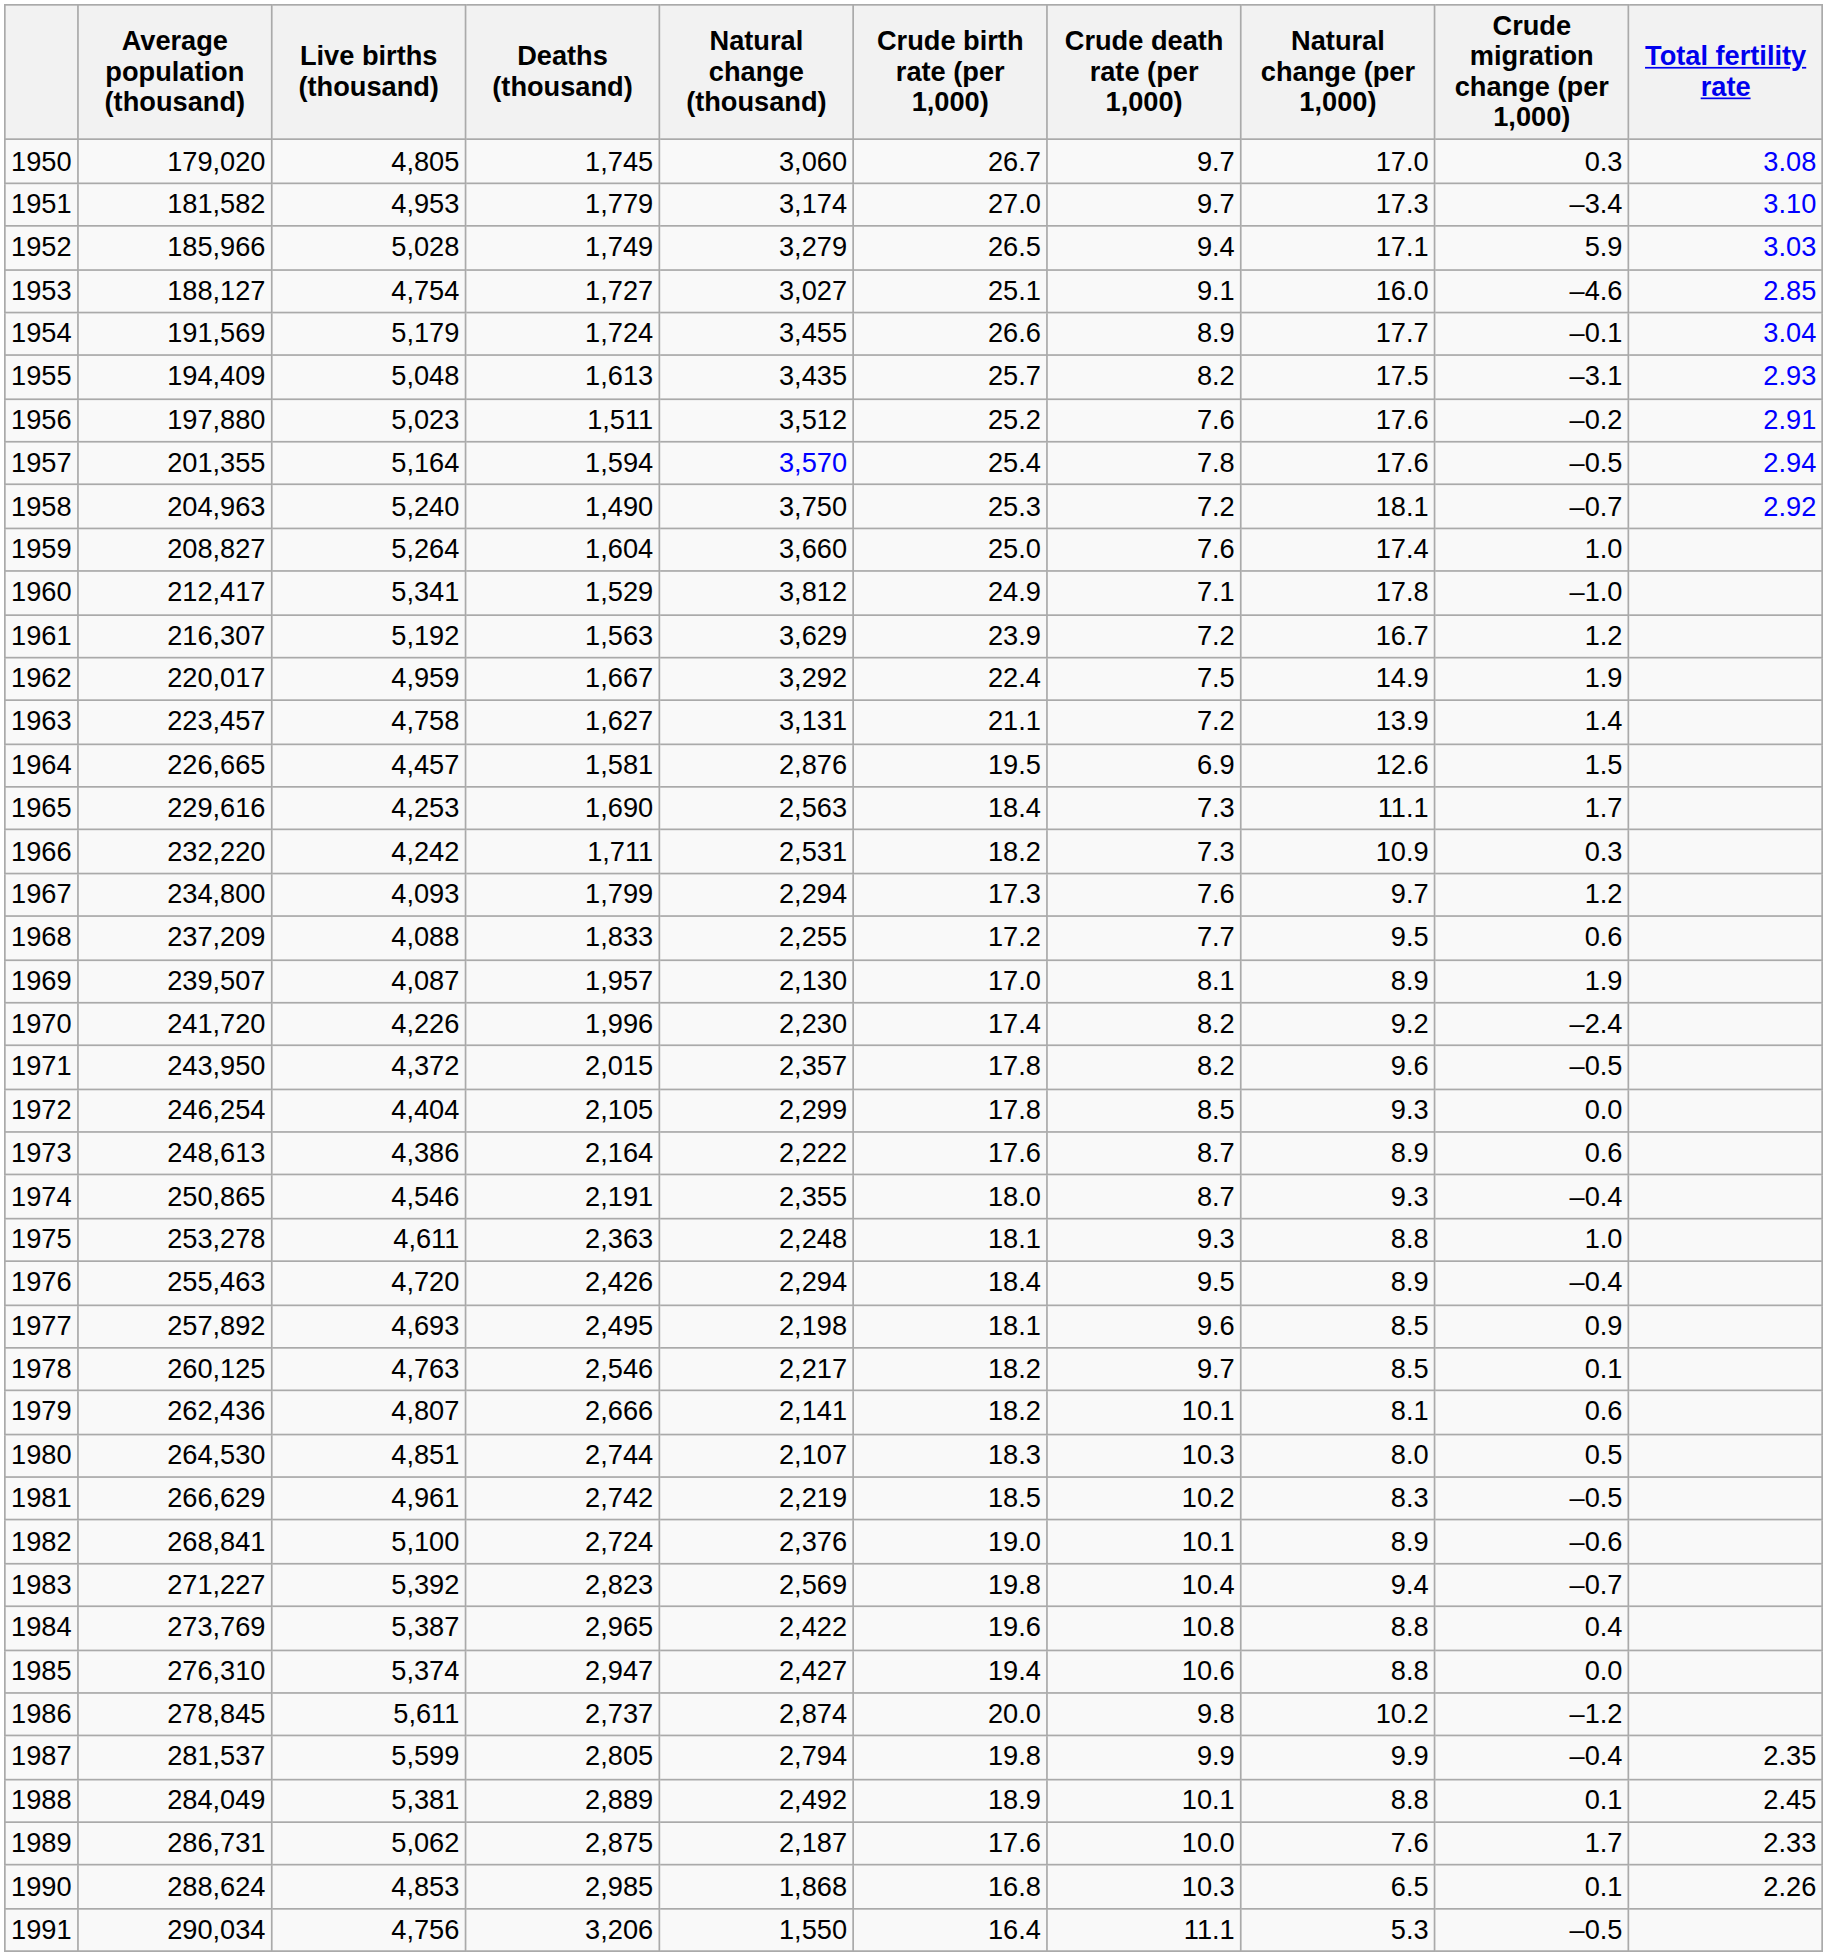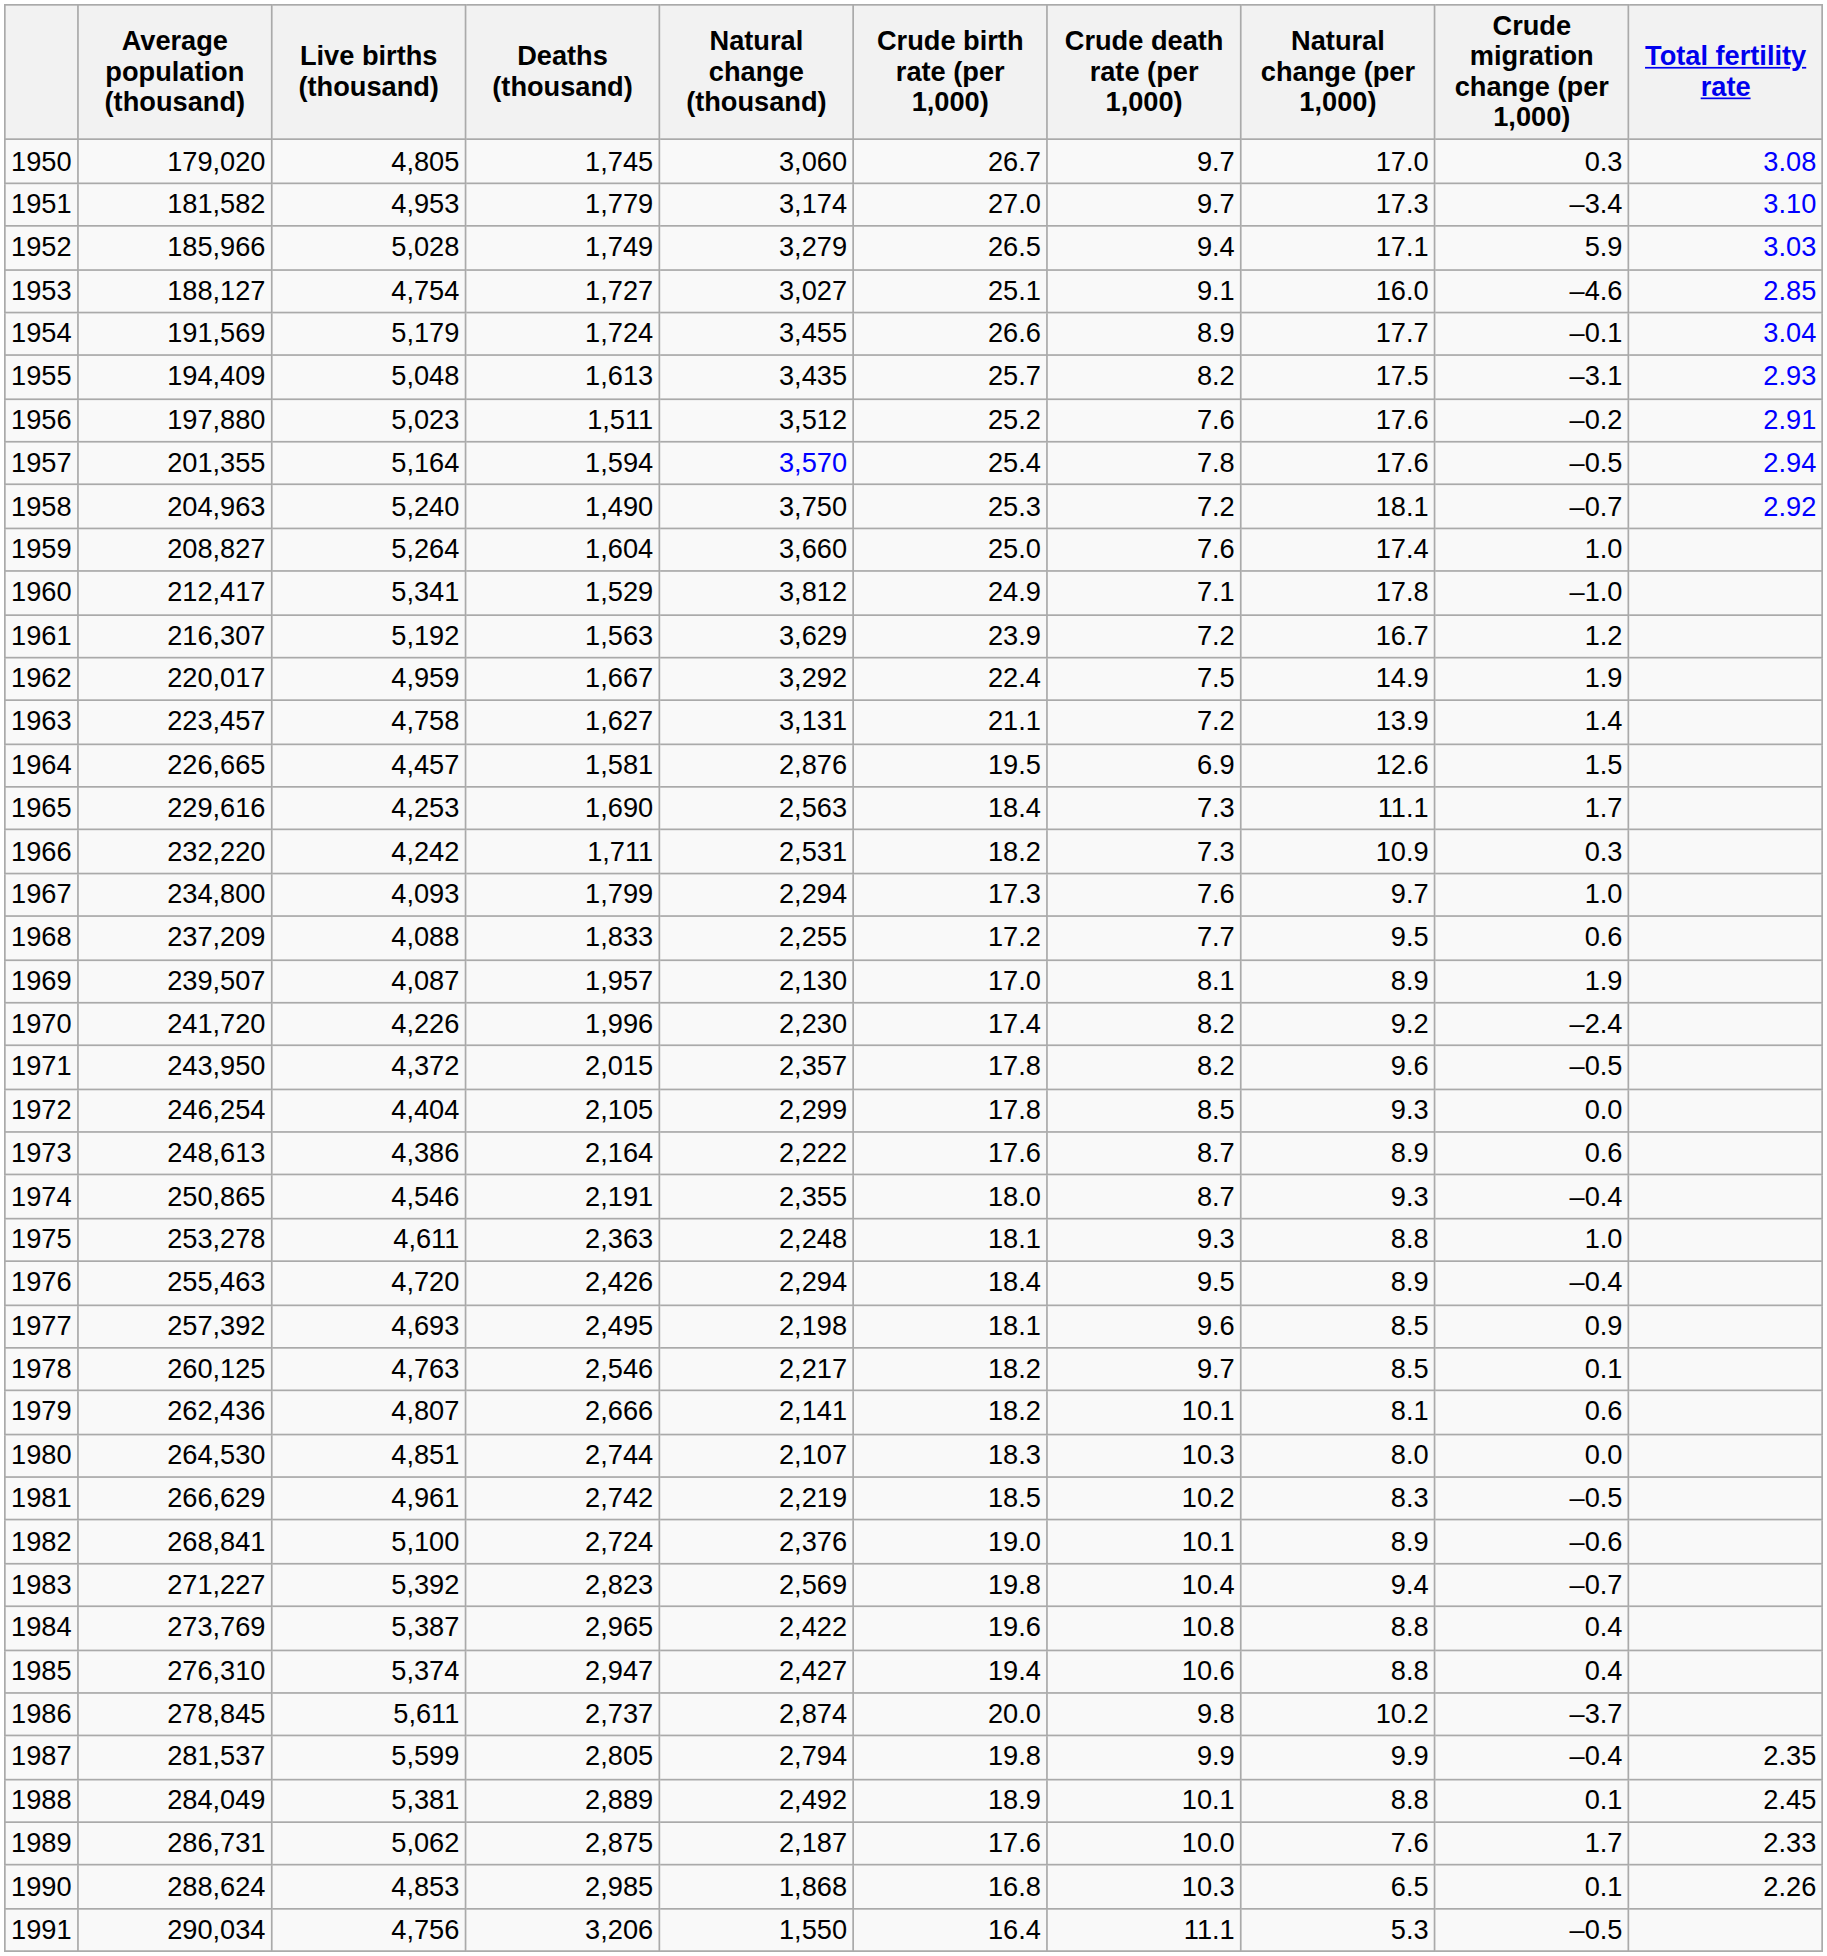(1604, 894) 1.2 -> (1604, 894) 1.0
(216, 1325) 257,892 -> (216, 1325) 257,392
(1604, 1455) 0.5 -> (1604, 1455) 0.0
(1604, 1670) 0.0 -> (1604, 1670) 0.4
(1596, 1713) –1.2 -> (1596, 1713) –3.7
